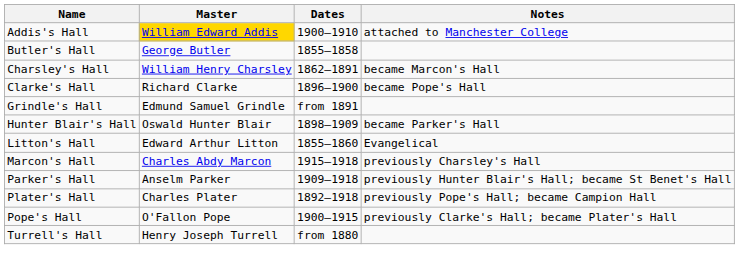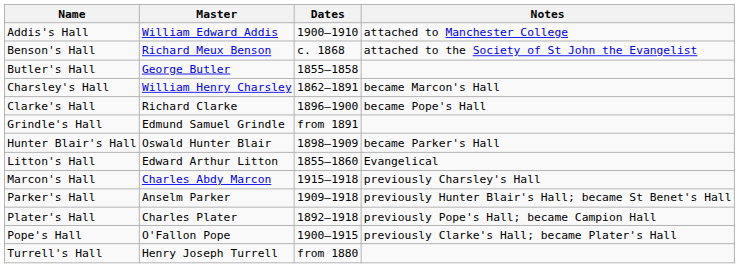(210, 32) gold background -> (210, 32) no background
+ row: (51, 51)
